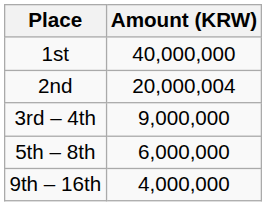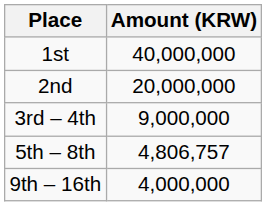(184, 86) 20,000,004 -> (184, 86) 20,000,000
(184, 151) 6,000,000 -> (184, 151) 4,806,757
